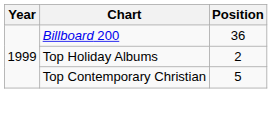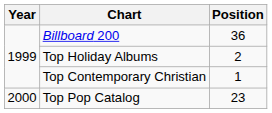(238, 77) 5 -> (238, 77) 1
+ row: (91, 98)
